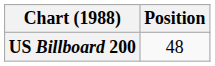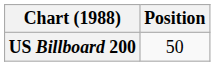(175, 46) 48 -> (175, 46) 50
